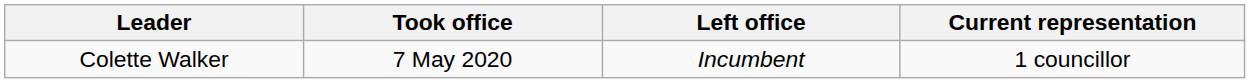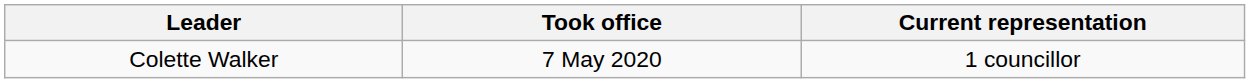- column: (751, 22)
